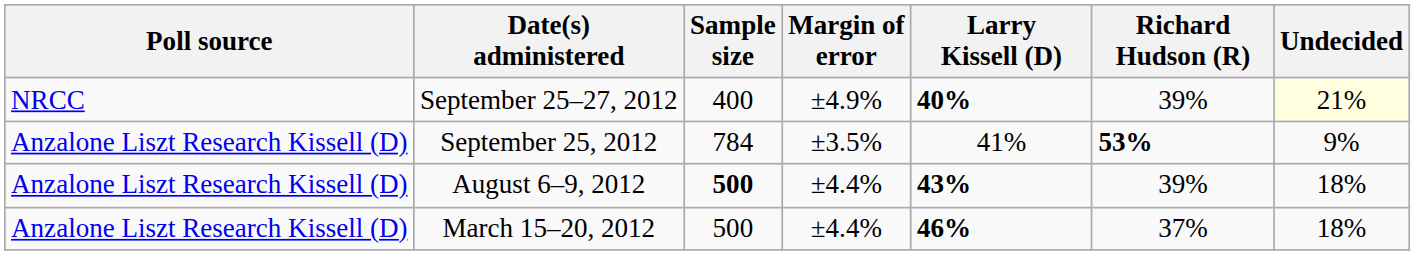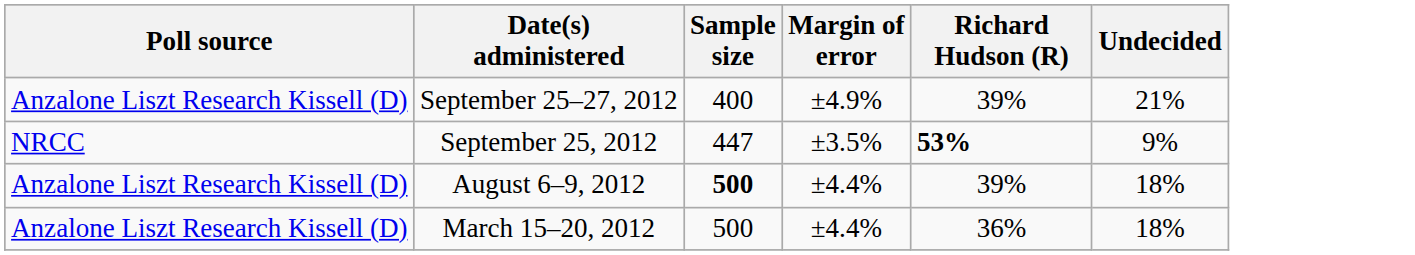- column: (1002, 41)
(48, 99) NRCC -> (209, 99) Anzalone Liszt Research Kissell (D)
(1342, 99) lightyellow background -> (1160, 99) no background
(209, 142) Anzalone Liszt Research Kissell (D) -> (48, 142) NRCC
(733, 142) 784 -> (733, 142) 447
(1183, 227) 37% -> (1002, 227) 36%
